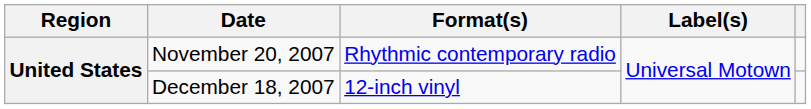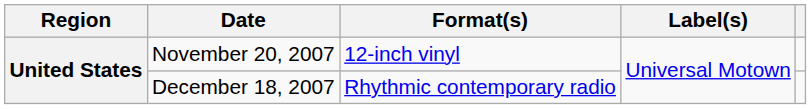(480, 53) Rhythmic contemporary radio -> (402, 53) 12-inch vinyl
(402, 86) 12-inch vinyl -> (480, 86) Rhythmic contemporary radio
